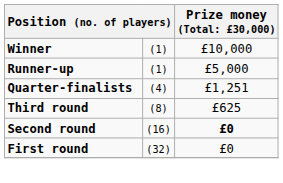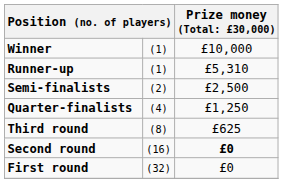(227, 68) £5,000 -> (227, 68) £5,310
+ row: (59, 88)
(227, 88) £1,251 -> (227, 108) £1,250
